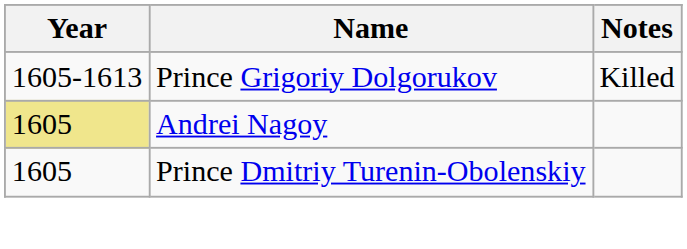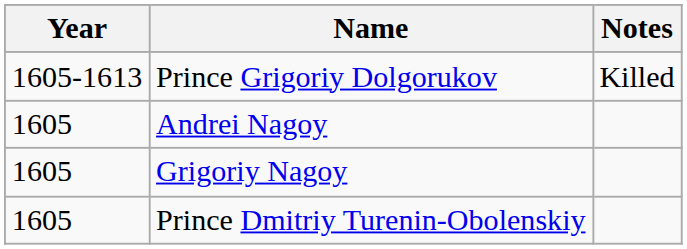(42, 123) khaki background -> (42, 123) no background
+ row: (252, 171)
